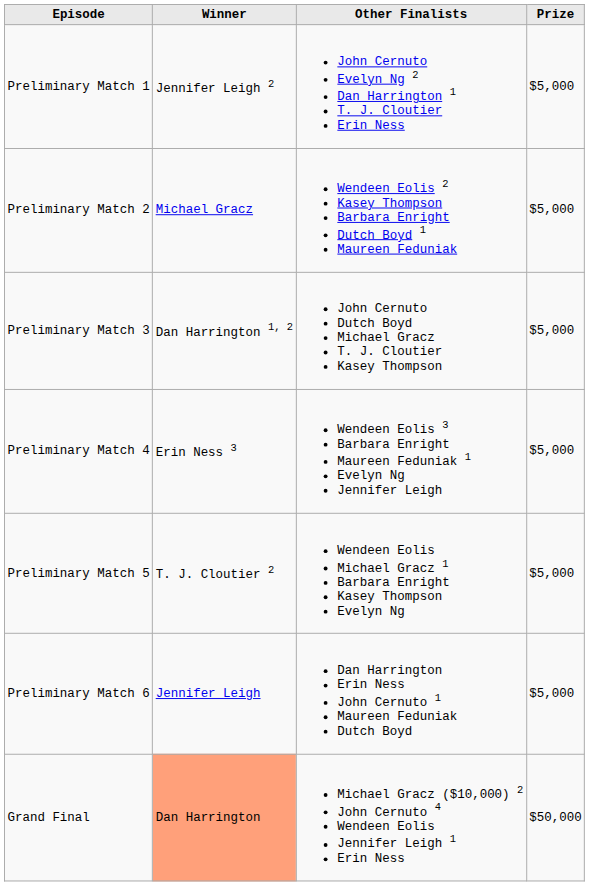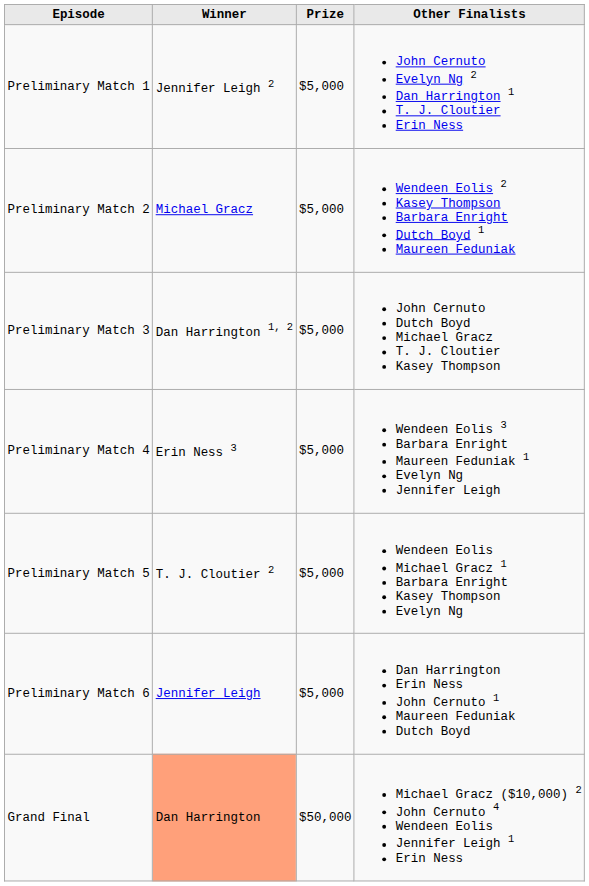columns swapped: (555, 15) <-> (411, 15)
